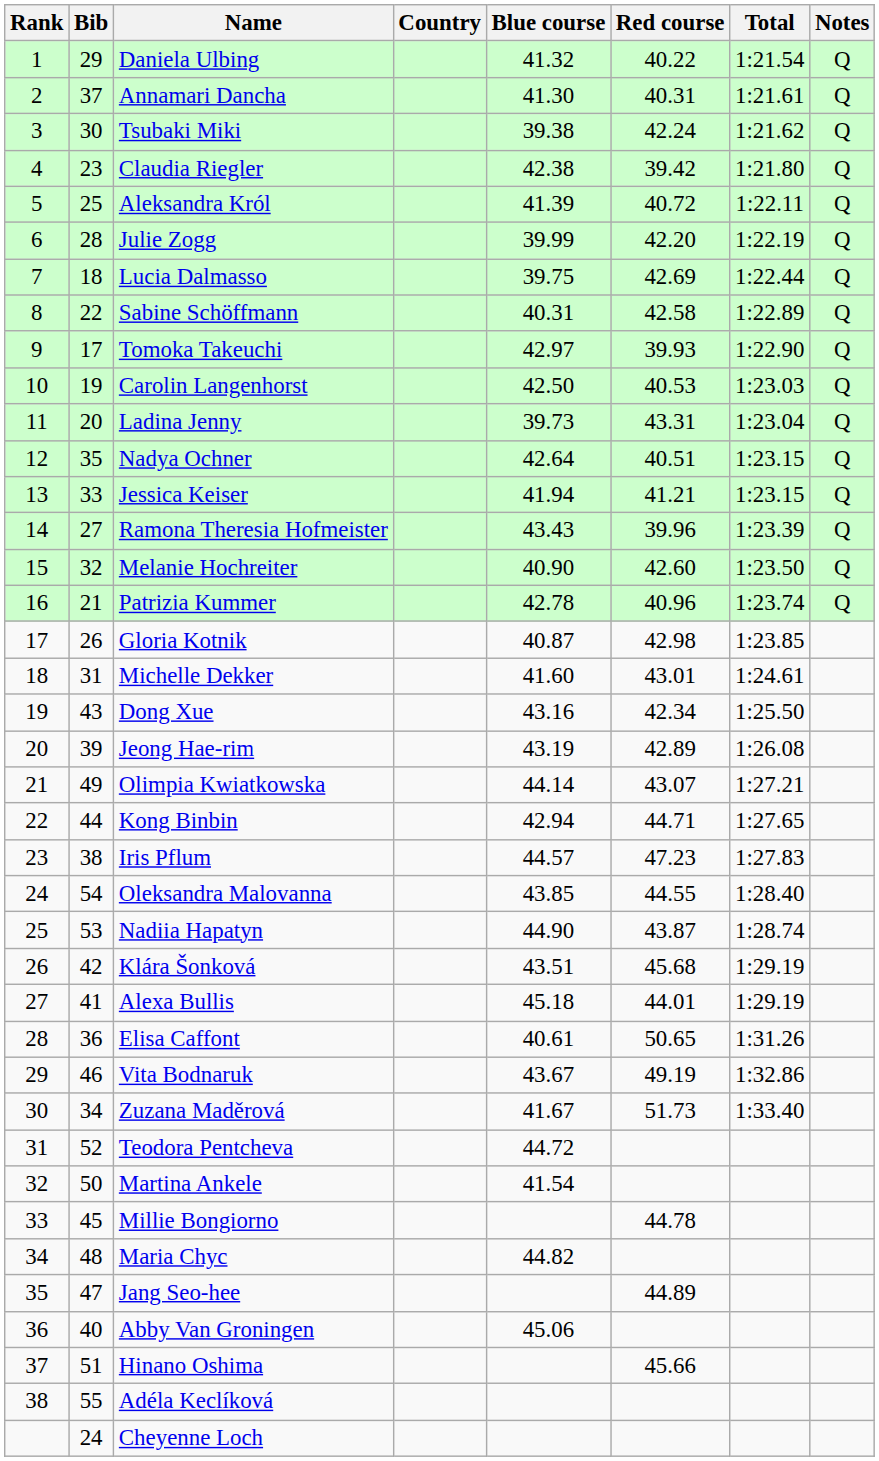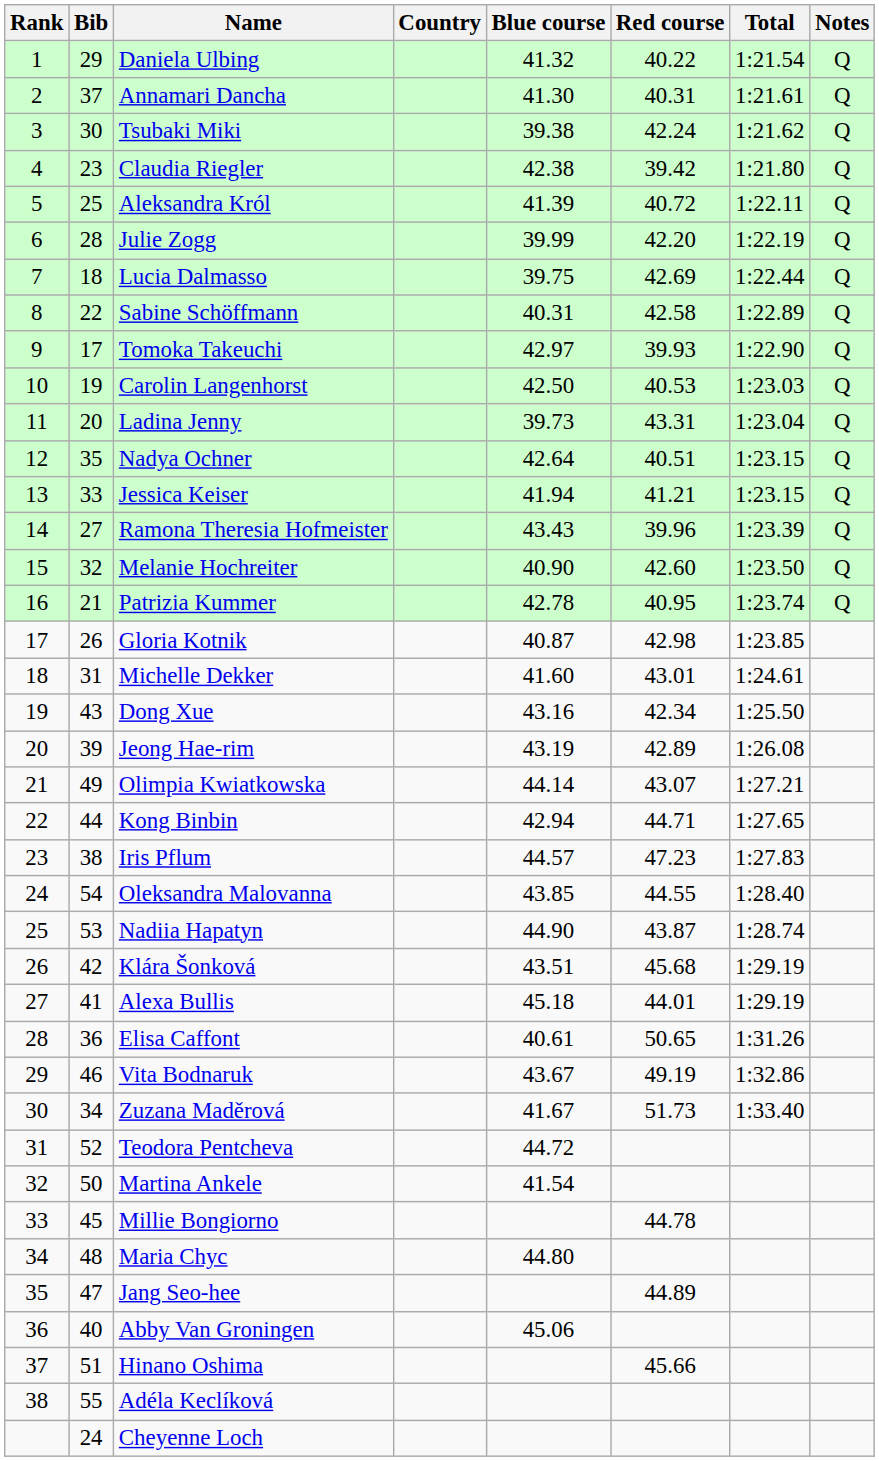(670, 603) 40.96 -> (670, 603) 40.95
(548, 1256) 44.82 -> (548, 1256) 44.80
